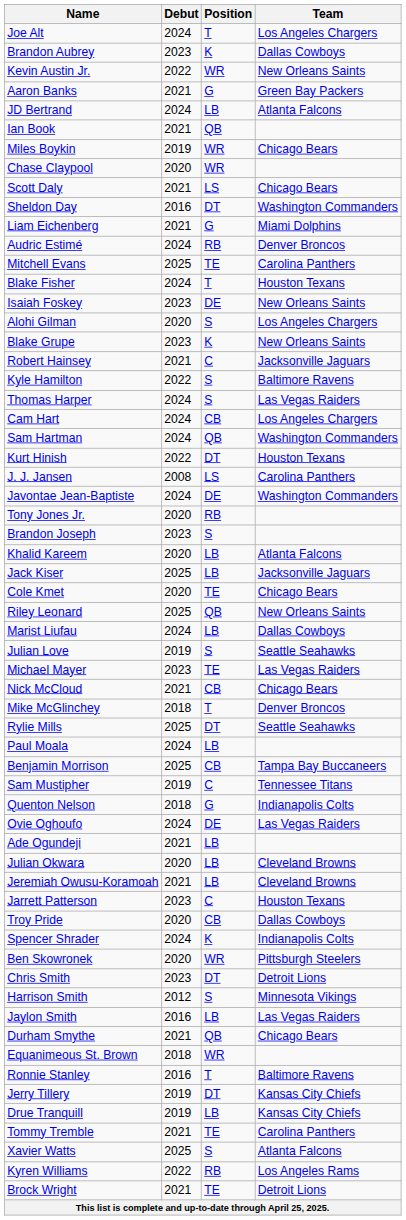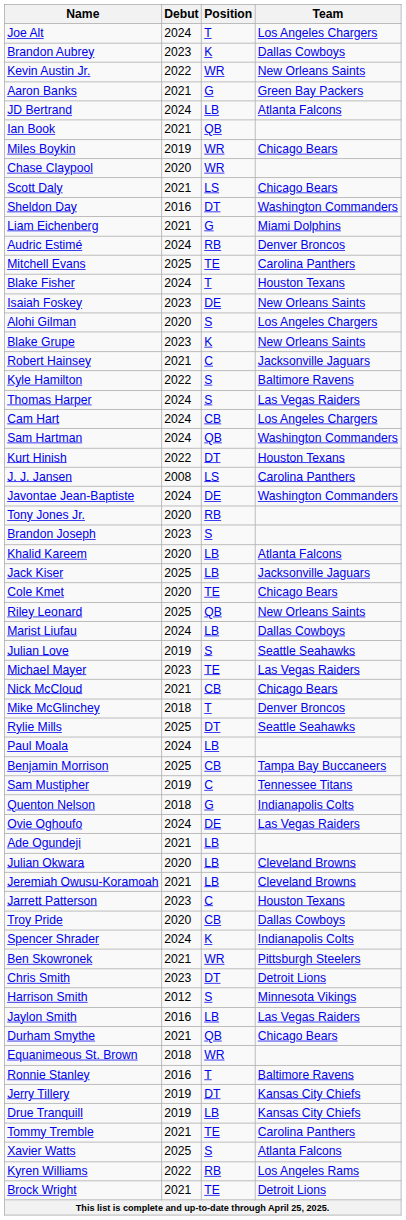(178, 959) 2020 -> (178, 959) 2021
